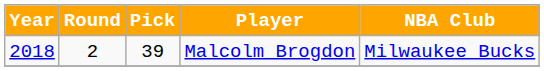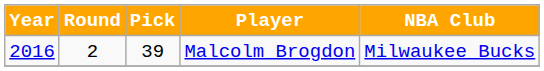(32, 51) 2018 -> (32, 51) 2016
